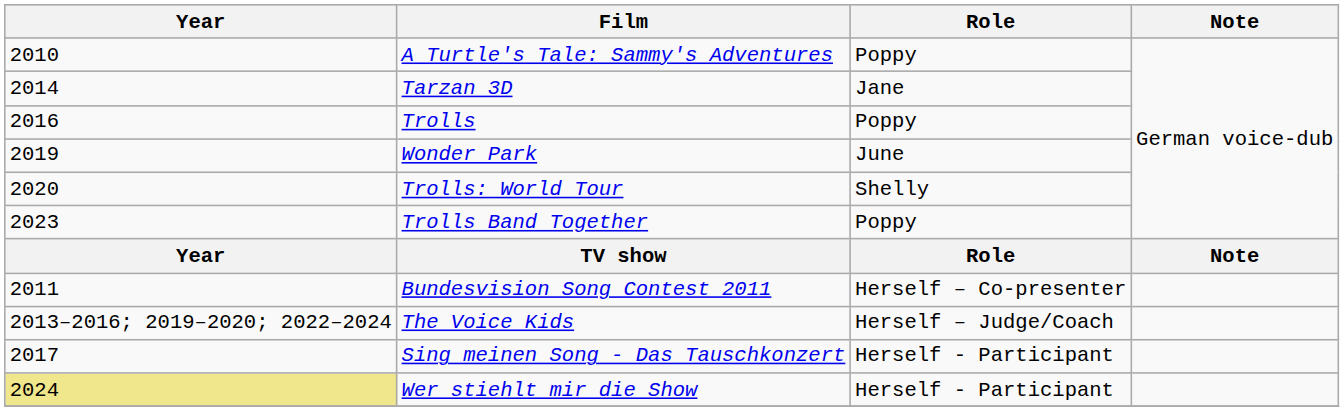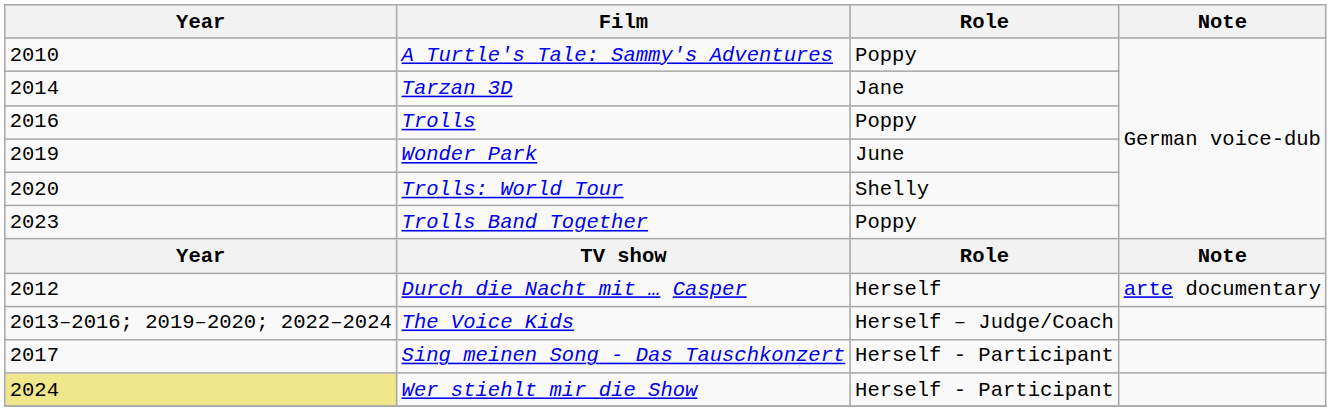- row: (586, 289)
+ row: (574, 289)
